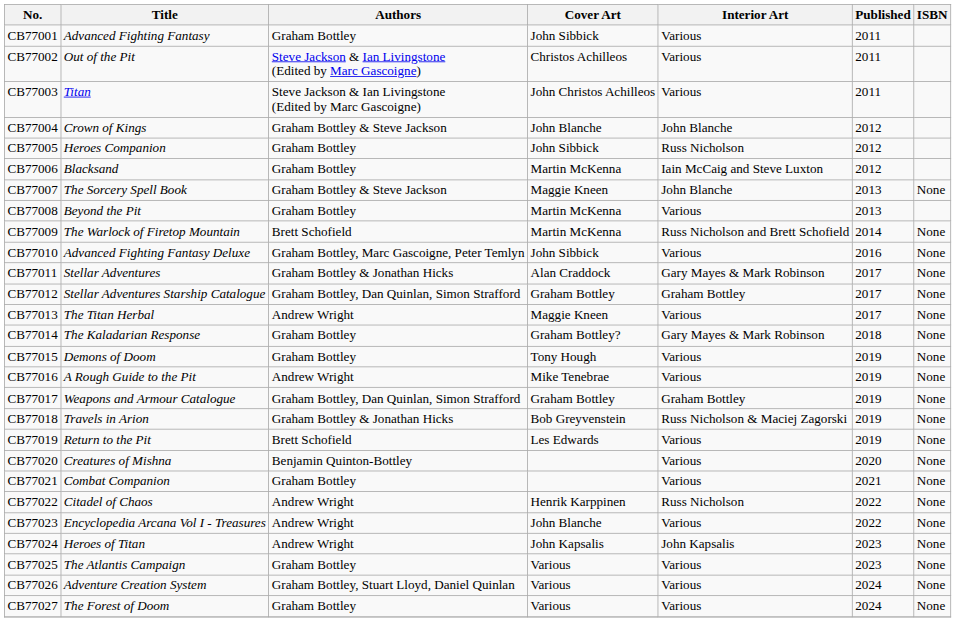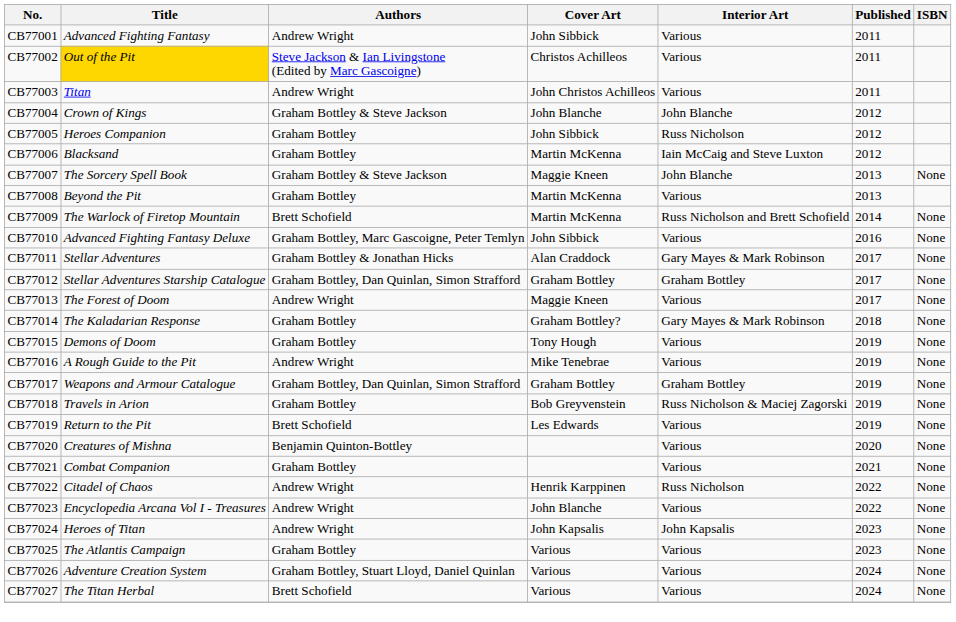(314, 35) Graham Bottley -> (313, 35) Andrew Wright
(99, 56) no background -> (99, 56) gold background
(359, 99) Steve Jackson & Ian Livingstone (Edited by Marc Gascoigne) -> (313, 92) Andrew Wright
(109, 314) The Titan Herbal -> (117, 300) The Forest of Doom
(363, 418) Graham Bottley & Jonathan Hicks -> (314, 404) Graham Bottley
(117, 606) The Forest of Doom -> (109, 591) The Titan Herbal
(314, 606) Graham Bottley -> (312, 591) Brett Schofield
